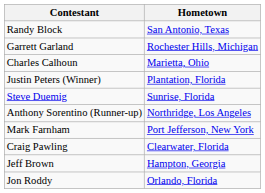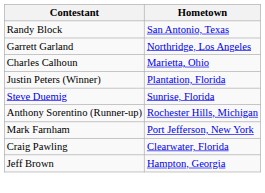(203, 46) Rochester Hills, Michigan -> (199, 46) Northridge, Los Angeles
(199, 113) Northridge, Los Angeles -> (203, 113) Rochester Hills, Michigan
- row: (30, 180)
